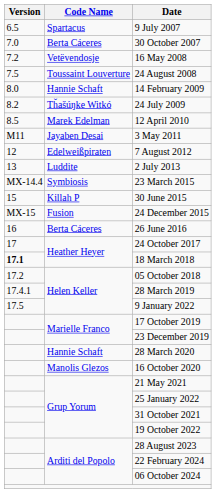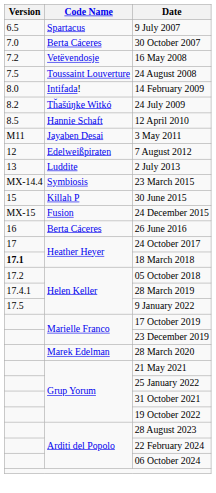(75, 89) Hannie Schaft -> (64, 89) Intifada!
(78, 120) Marek Edelman -> (75, 120) Hannie Schaft
(75, 352) Hannie Schaft -> (78, 352) Marek Edelman
- row: (167, 368)
